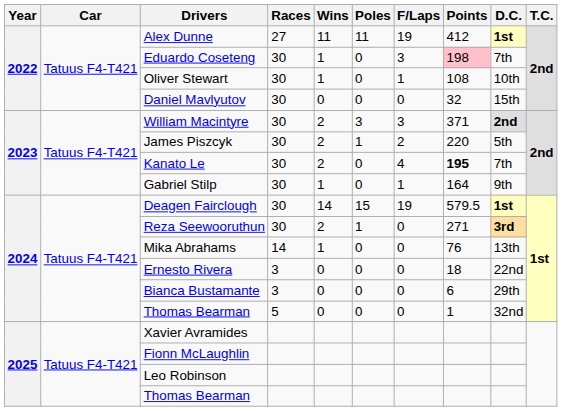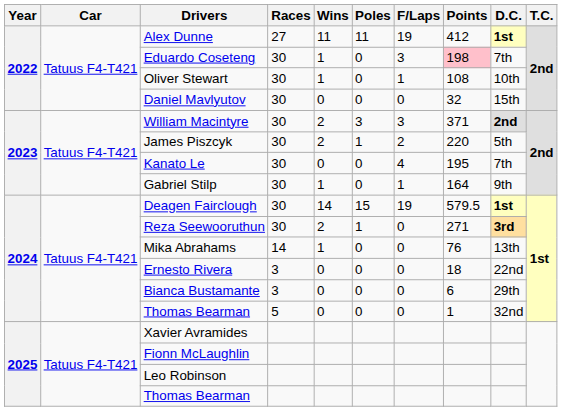(321, 164) 2 -> (321, 164) 0
(458, 164) bold -> (458, 164) normal
